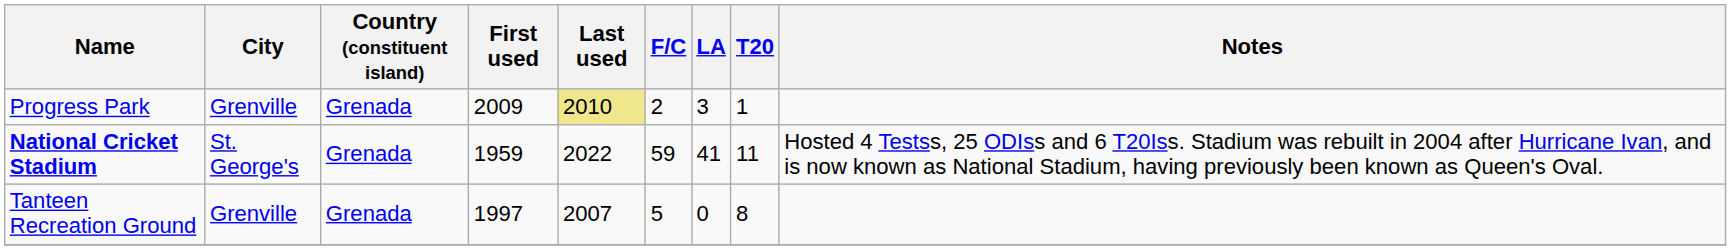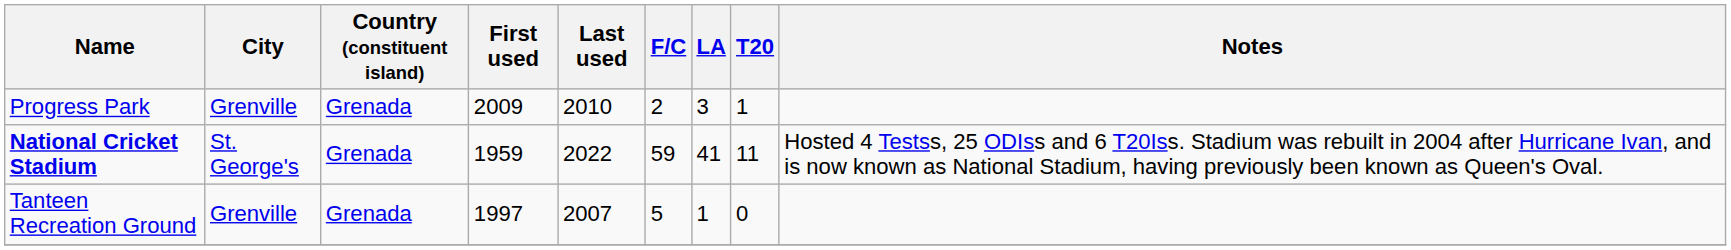(587, 106) khaki background -> (587, 106) no background
(703, 214) 0 -> (703, 214) 1
(742, 214) 8 -> (742, 214) 0
